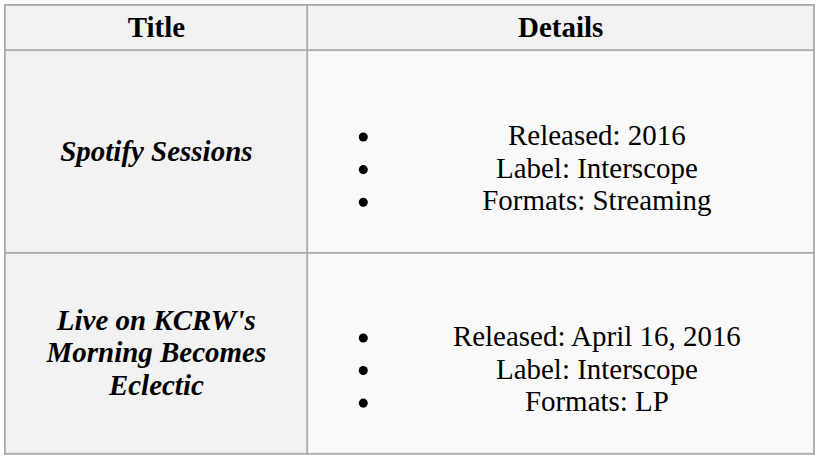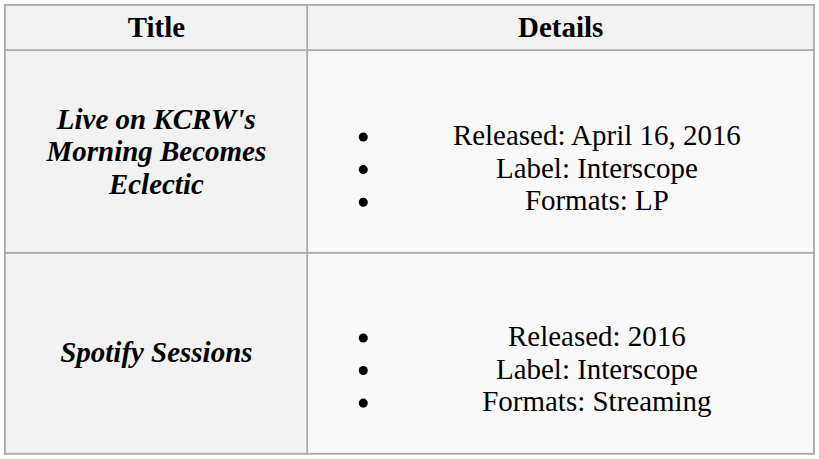rows swapped: (156, 352) <-> (156, 151)
